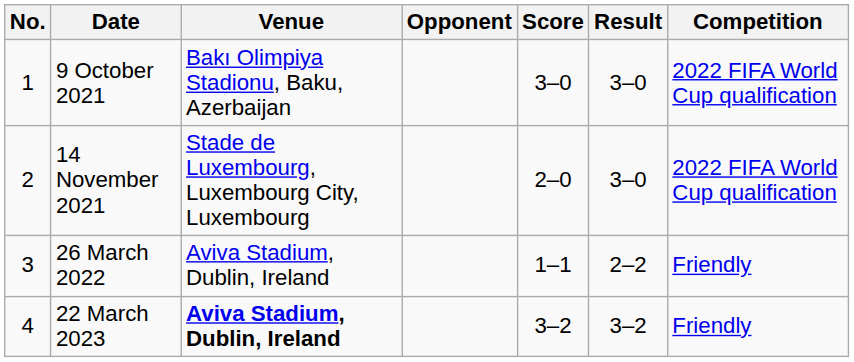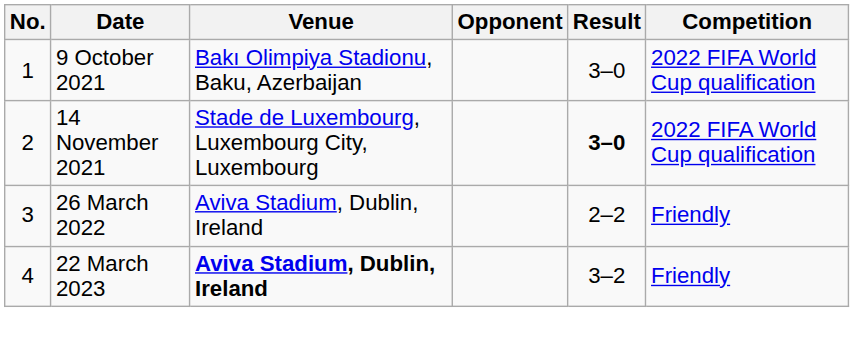- column: (553, 22)
(628, 180) normal -> (607, 142) bold
